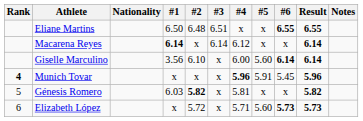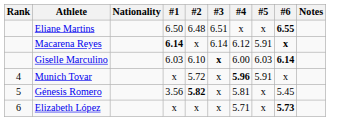- column: (313, 12)
(263, 44) x -> (263, 44) 5.91
(286, 44) normal -> (286, 44) bold
(174, 60) 3.56 -> (174, 60) 6.03
(219, 60) normal -> (219, 60) bold
(263, 60) 5.60 -> (263, 60) 6.03
(18, 76) bold -> (18, 76) normal
(196, 76) x -> (196, 76) 5.72
(286, 76) 5.45 -> (286, 76) x
(174, 92) 6.03 -> (174, 92) 3.56
(286, 92) x -> (286, 92) 5.45
(196, 108) 5.72 -> (196, 108) x
(263, 108) 5.60 -> (263, 108) x
